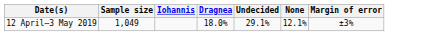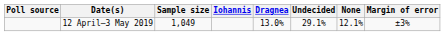+ column: (32, 11)
(216, 24) 18.0% -> (272, 24) 13.0%
